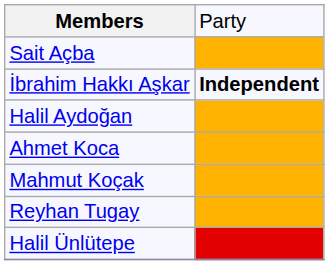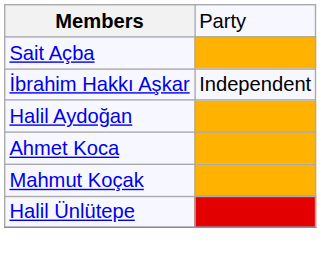(259, 85) bold -> (255, 85) normal
- row: (74, 212)
